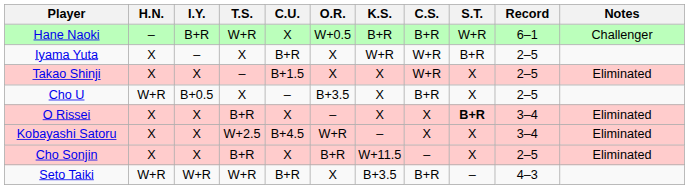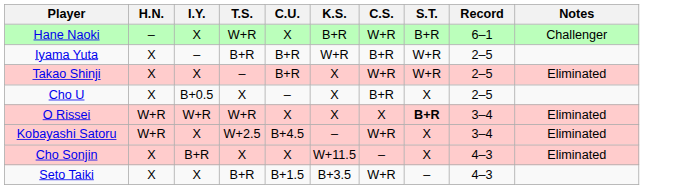- column: (333, 14)
(197, 34) B+R -> (197, 34) X
(427, 34) B+R -> (381, 34) W+R
(472, 34) W+R -> (427, 34) B+R
(242, 54) X -> (242, 54) B+R
(427, 54) W+R -> (381, 54) B+R
(472, 54) B+R -> (427, 54) W+R
(287, 74) B+1.5 -> (287, 74) B+R
(472, 74) X -> (427, 74) W+R
(151, 94) W+R -> (151, 94) X
(151, 114) X -> (151, 114) W+R
(197, 114) X -> (197, 114) W+R
(242, 114) B+R -> (242, 114) W+R
(151, 134) X -> (151, 134) W+R
(427, 134) X -> (381, 134) W+R
(197, 154) X -> (197, 154) B+R
(242, 154) B+R -> (242, 154) X
(527, 154) 2–5 -> (482, 154) 4–3
(151, 174) W+R -> (151, 174) X
(197, 174) W+R -> (197, 174) X
(242, 174) W+R -> (242, 174) B+R
(287, 174) B+R -> (287, 174) B+1.5
(427, 174) B+R -> (381, 174) W+R
